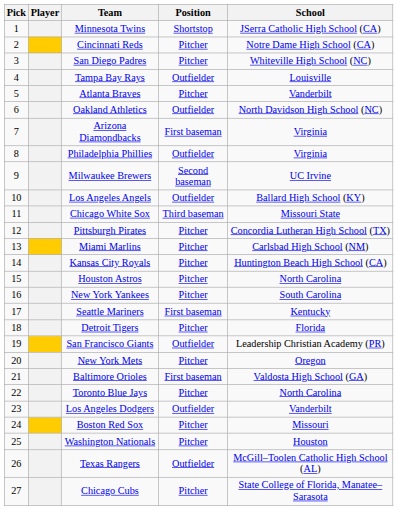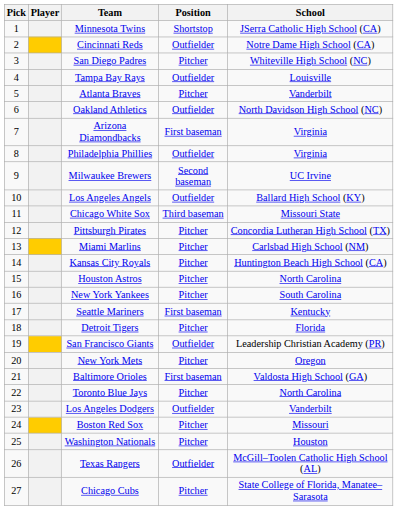(193, 45) Pitcher -> (193, 45) Outfielder
